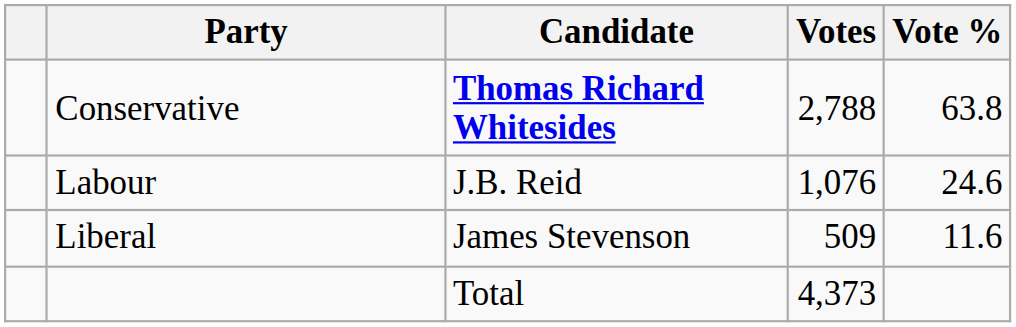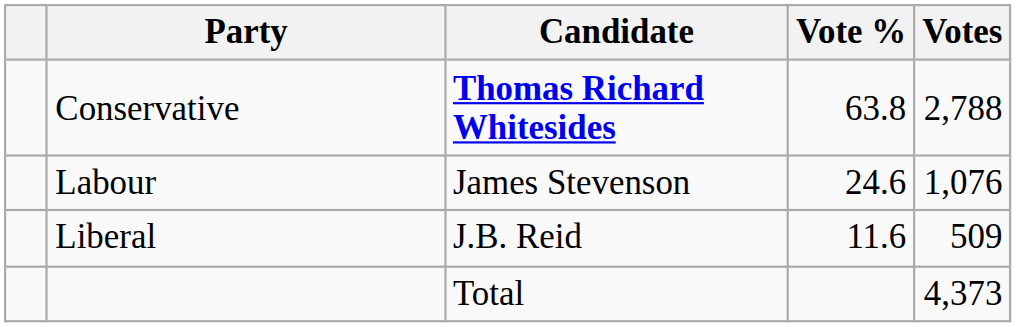columns swapped: (836, 32) <-> (947, 32)
(517, 182) J.B. Reid -> (572, 182) James Stevenson
(572, 237) James Stevenson -> (517, 237) J.B. Reid
